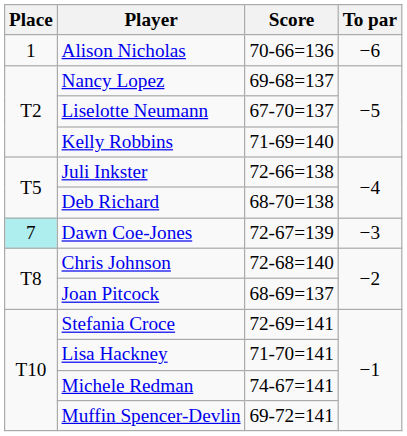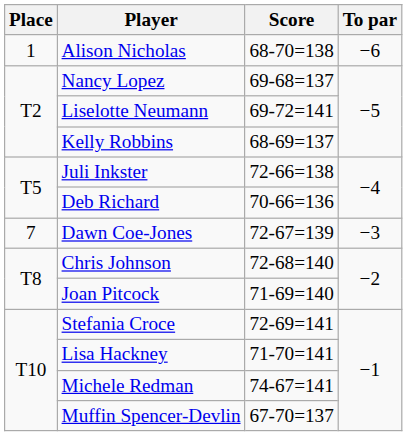(292, 50) 70-66=136 -> (292, 50) 68-70=138
(292, 111) 67-70=137 -> (292, 111) 69-72=141
(292, 141) 71-69=140 -> (292, 141) 68-69=137
(292, 202) 68-70=138 -> (292, 202) 70-66=136
(31, 232) paleturquoise background -> (31, 232) no background
(292, 293) 68-69=137 -> (292, 293) 71-69=140
(292, 415) 69-72=141 -> (292, 415) 67-70=137
